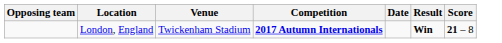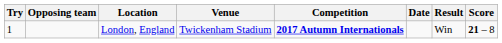+ column: (15, 12)
(423, 29) bold -> (443, 29) normal
